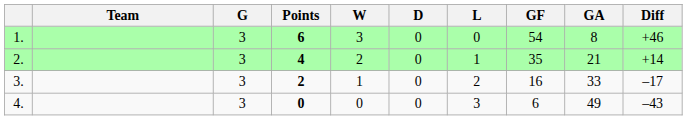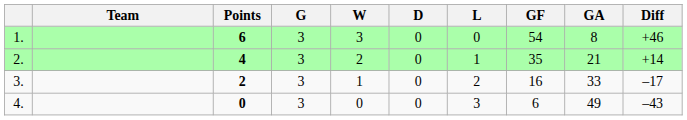columns swapped: (301, 15) <-> (242, 15)
